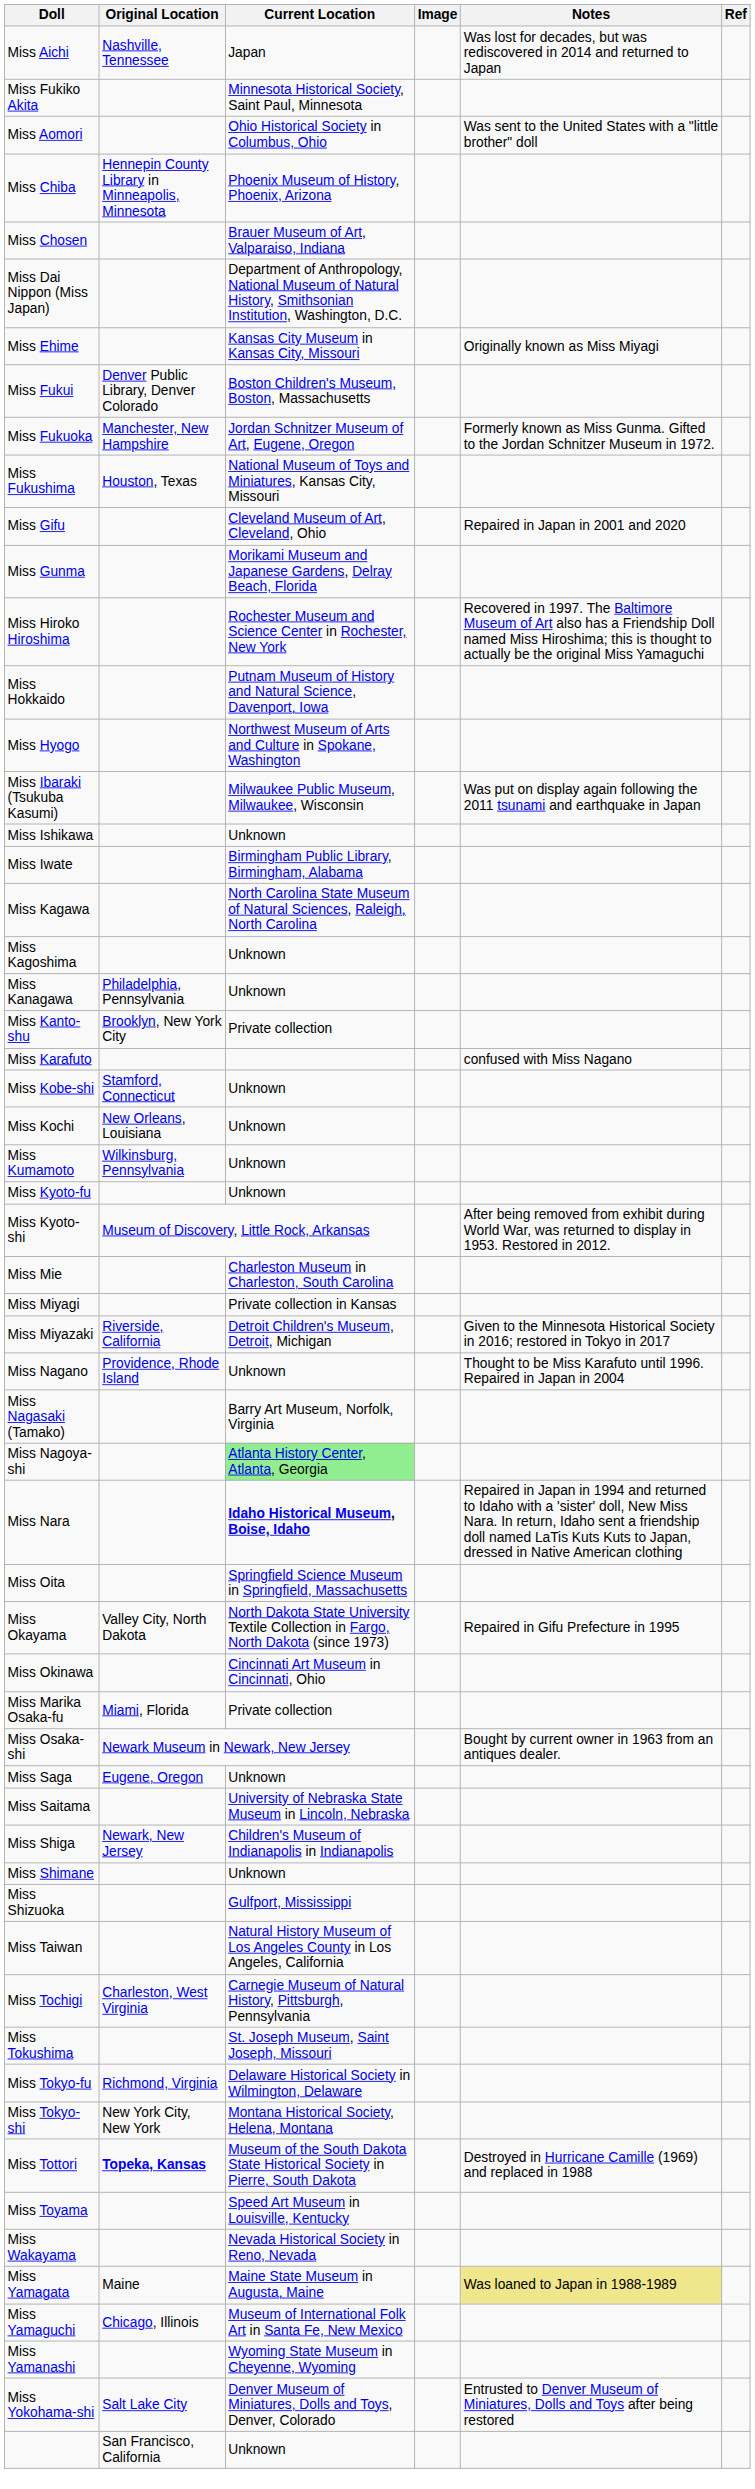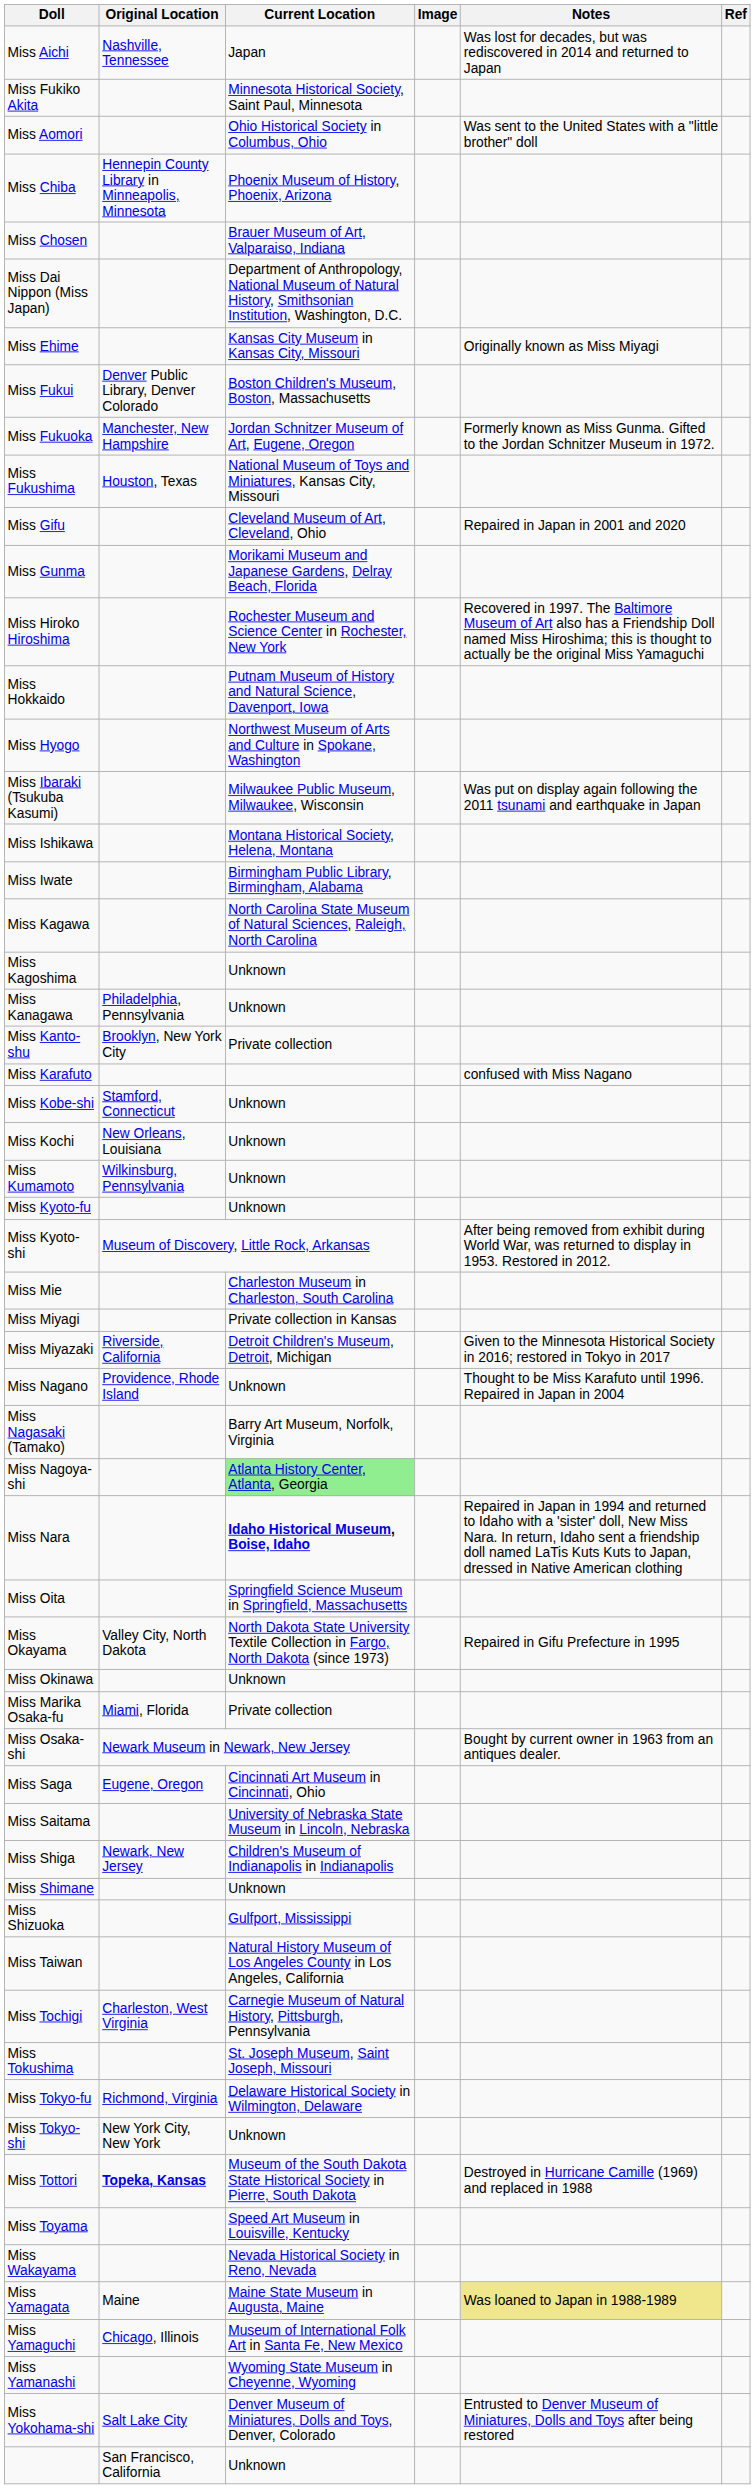(257, 835) Unknown -> (311, 843) Montana Historical Society, Helena, Montana
(304, 1672) Cincinnati Art Museum in Cincinnati, Ohio -> (257, 1680) Unknown
(257, 1777) Unknown -> (304, 1784) Cincinnati Art Museum in Cincinnati, Ohio
(311, 2120) Montana Historical Society, Helena, Montana -> (257, 2135) Unknown
